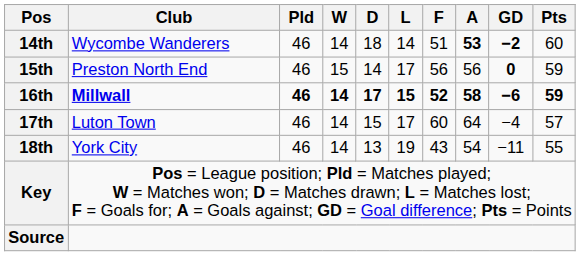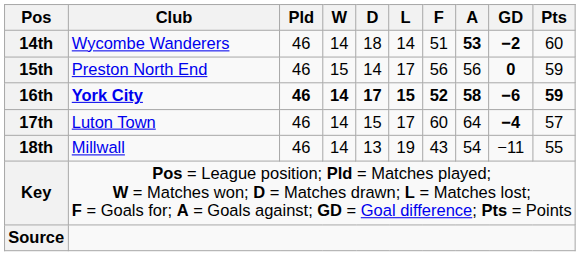(101, 95) Millwall -> (107, 95) York City
(511, 122) normal -> (511, 122) bold
(104, 148) York City -> (98, 148) Millwall
